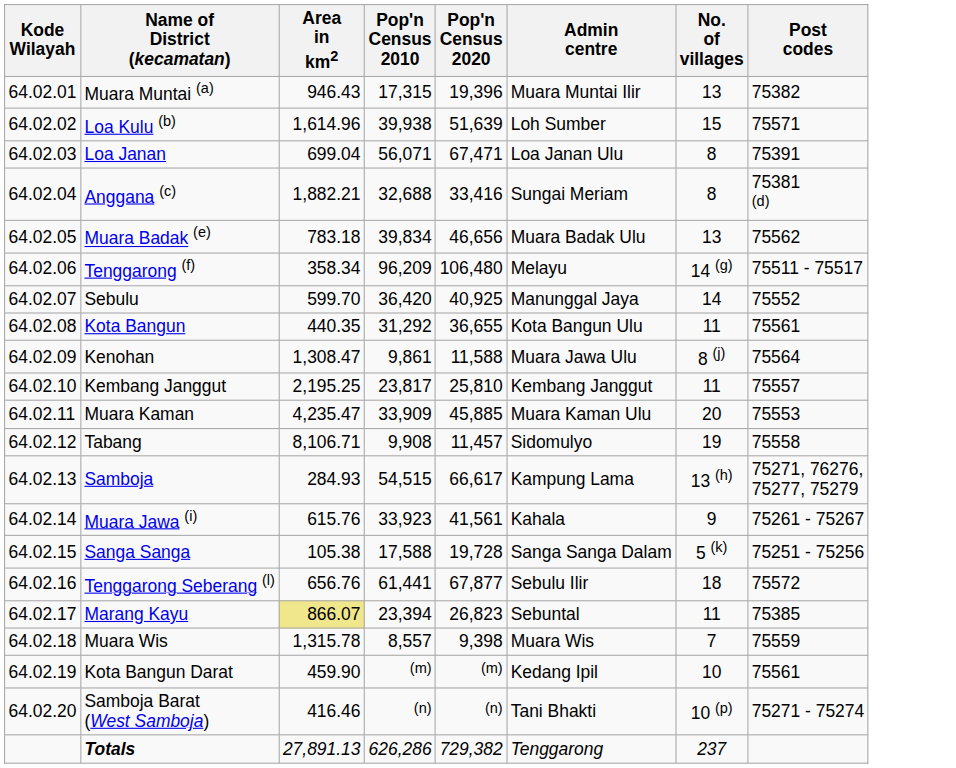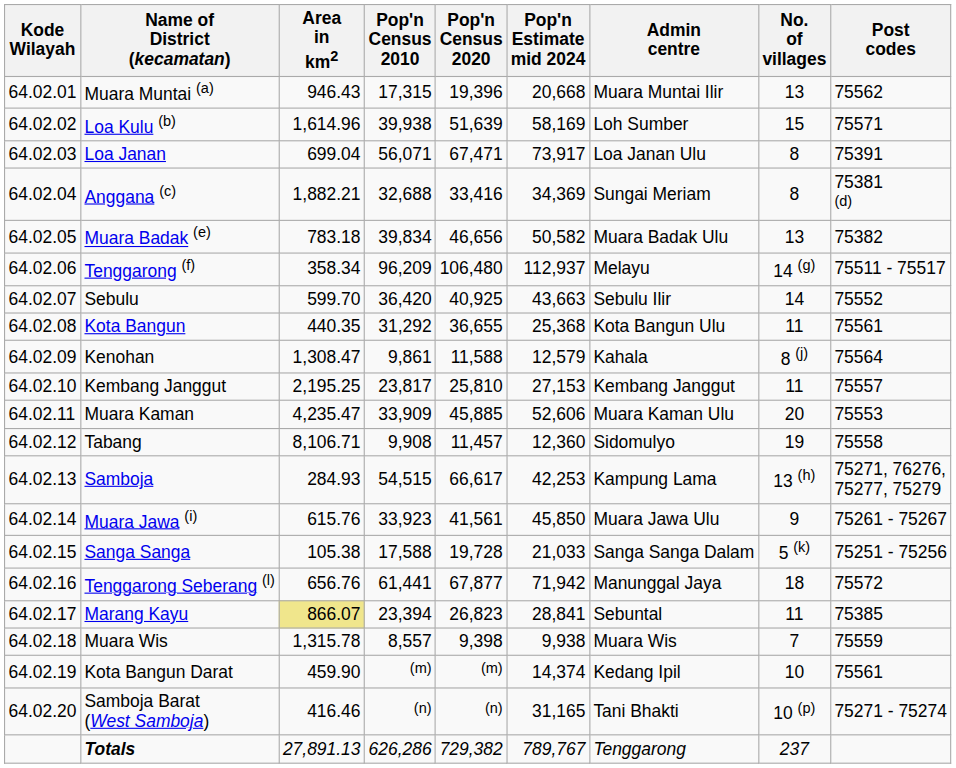+ column: (548, 40)
(776, 92) 75382 -> (859, 92) 75562
(776, 236) 75562 -> (859, 236) 75382
(575, 299) Manunggal Jaya -> (632, 299) Sebulu Ilir
(574, 356) Muara Jawa Ulu -> (621, 356) Kahala
(538, 519) Kahala -> (656, 519) Muara Jawa Ulu
(549, 584) Sebulu Ilir -> (657, 584) Manunggal Jaya
